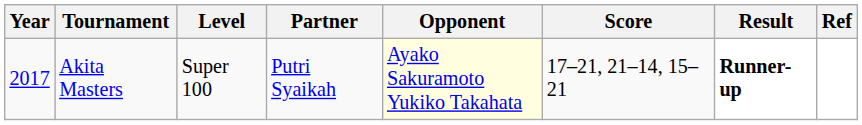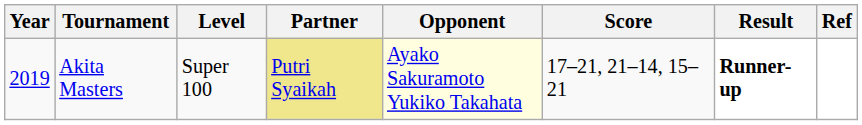(30, 78) 2017 -> (30, 78) 2019
(304, 78) no background -> (304, 78) khaki background
